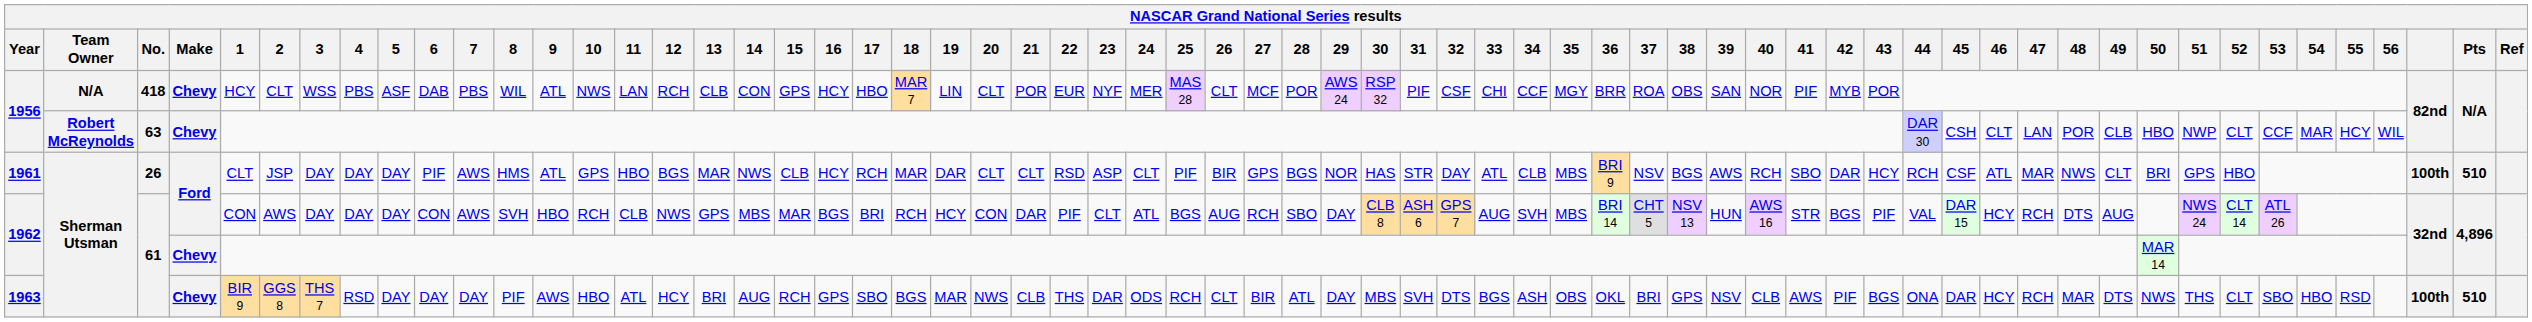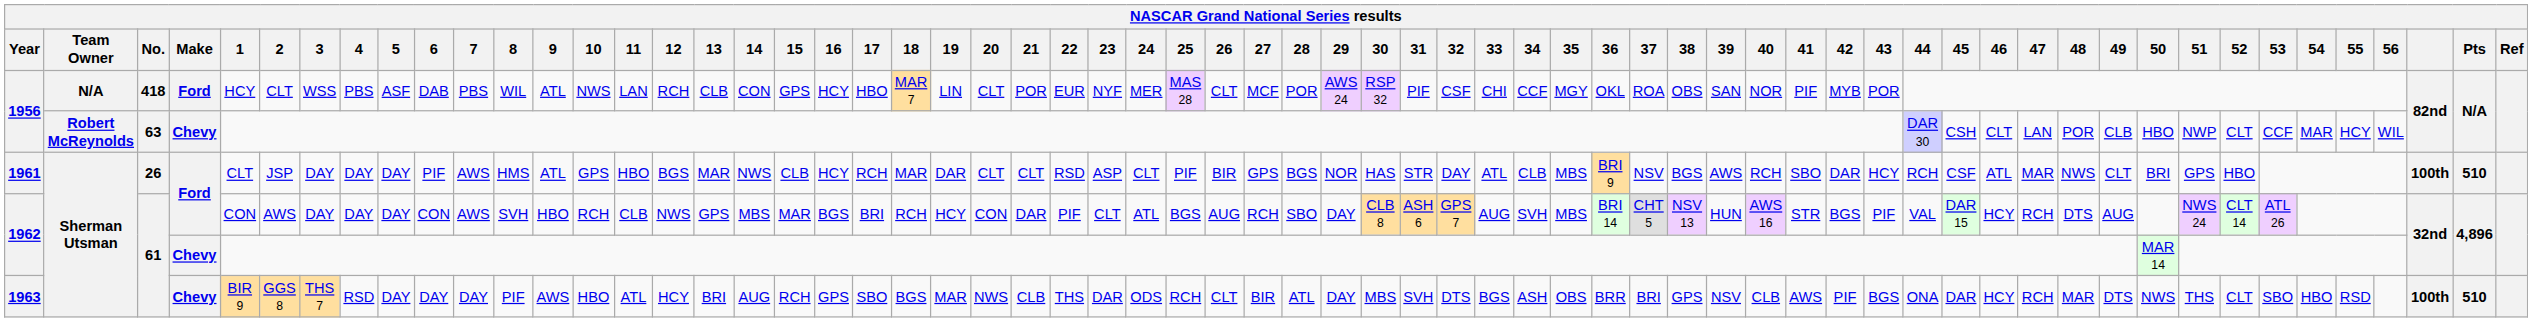(195, 91) Chevy -> (195, 91) Ford
(1610, 91) BRR -> (1610, 91) OKL
(1610, 297) OKL -> (1610, 297) BRR
